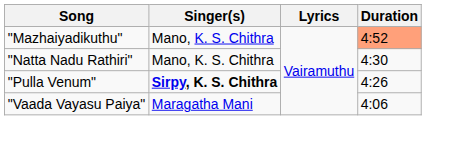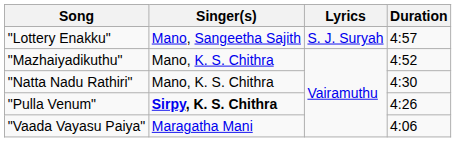+ row: (59, 38)
(374, 38) lightsalmon background -> (404, 60) no background
